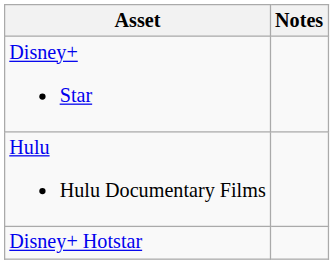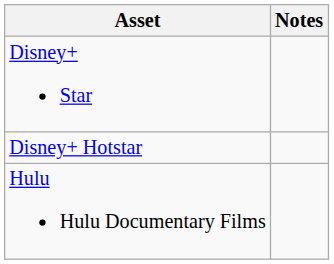rows swapped: (138, 169) <-> (76, 242)
